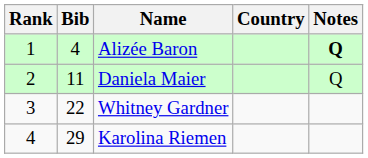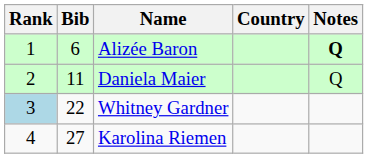(75, 49) 4 -> (75, 49) 6
(31, 108) no background -> (31, 108) lightblue background
(75, 138) 29 -> (75, 138) 27
